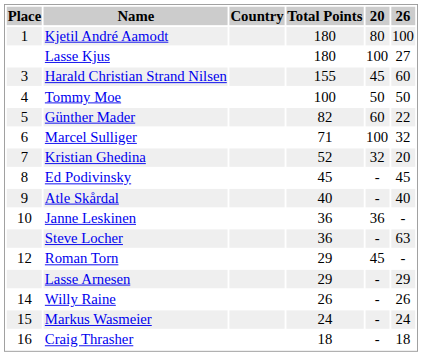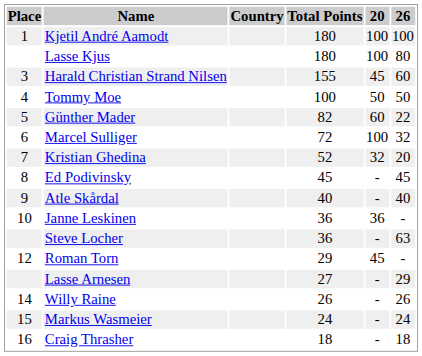(377, 36) 80 -> (377, 36) 100
(403, 56) 27 -> (403, 56) 80
(325, 137) 71 -> (325, 137) 72
(325, 279) 29 -> (325, 279) 27
